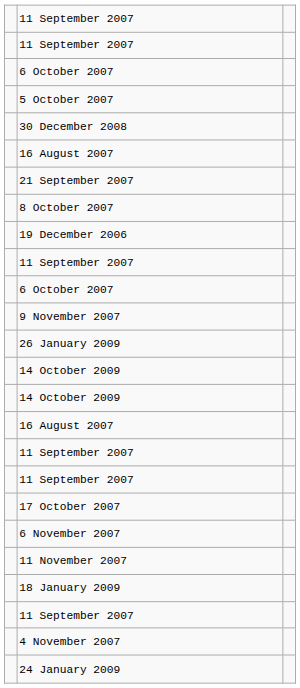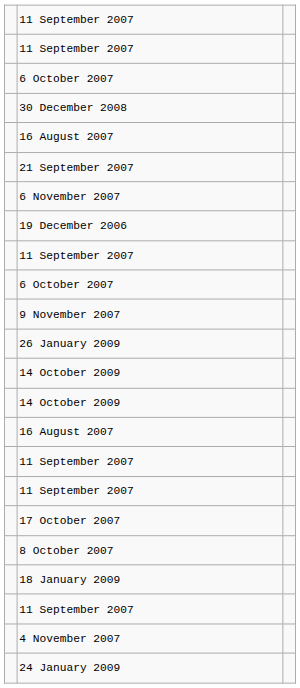- row: (11, 100)
rows swapped: (11, 208) <-> (11, 533)
- row: (11, 561)
